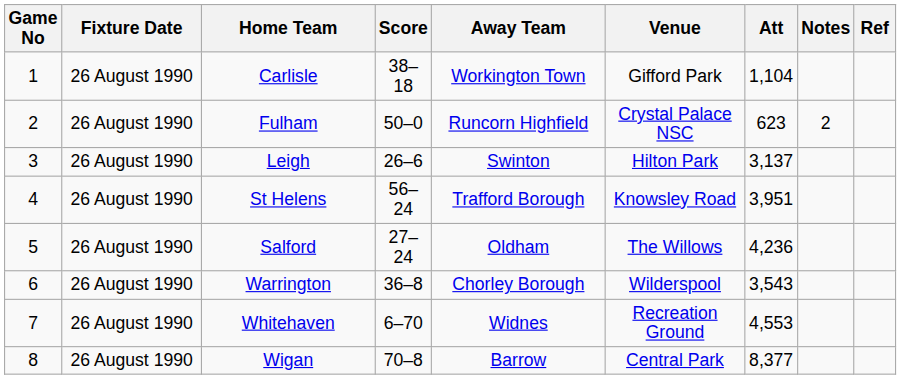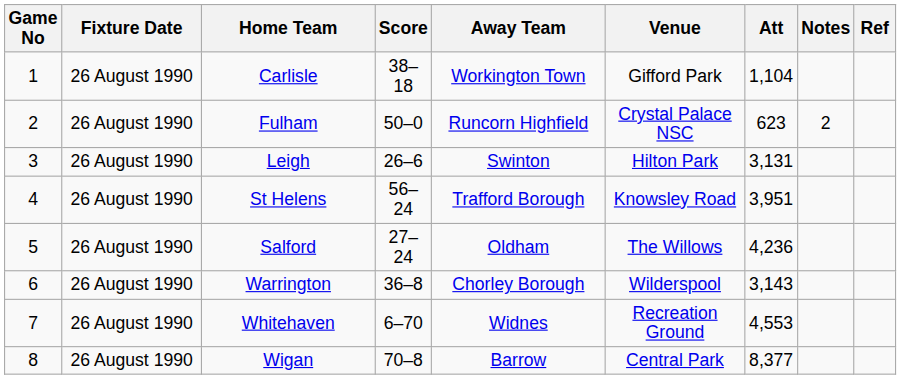(771, 161) 3,137 -> (771, 161) 3,131
(771, 284) 3,543 -> (771, 284) 3,143
